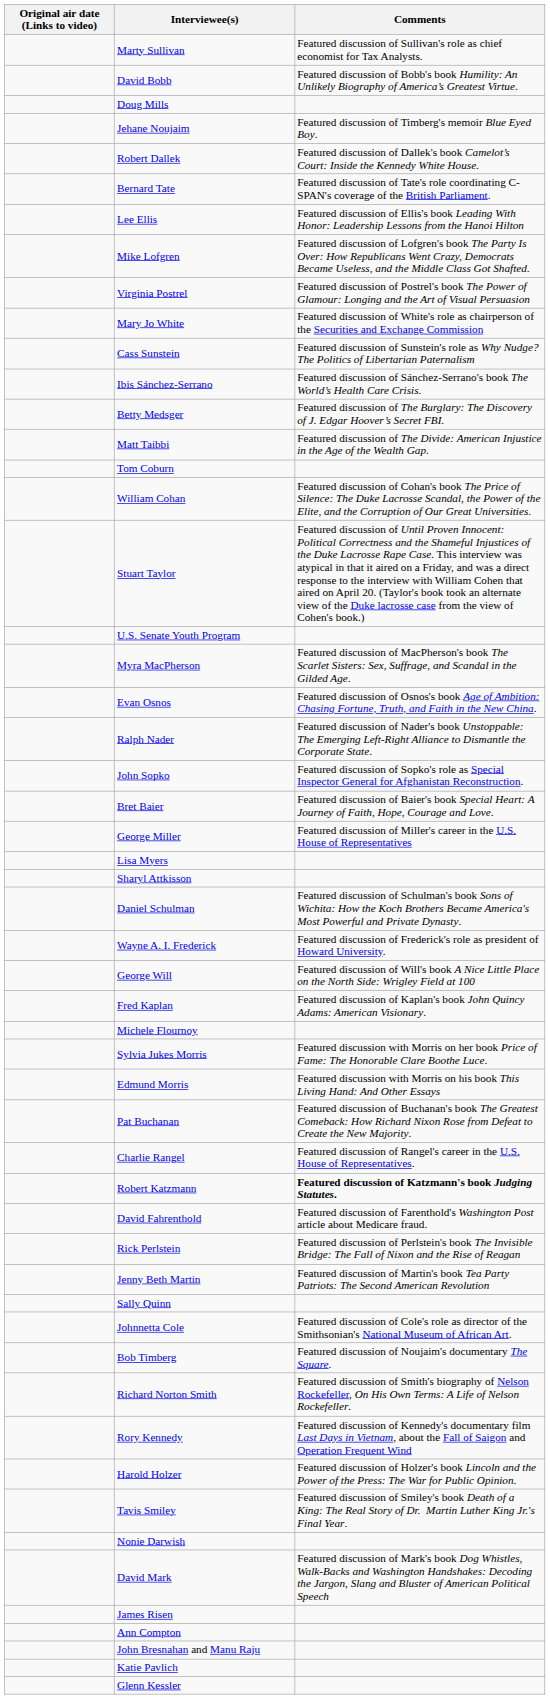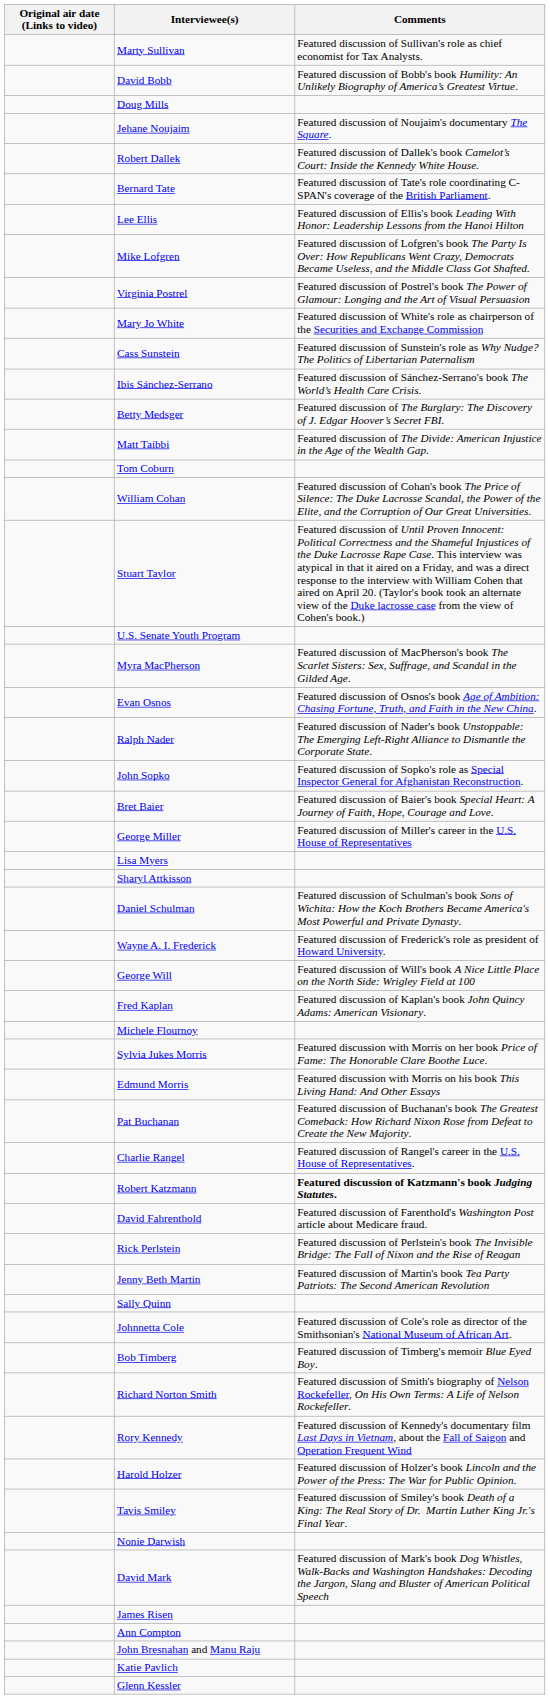(414, 128) Featured discussion of Timberg's memoir Blue Eyed Boy. -> (412, 128) Featured discussion of Noujaim's documentary The Square.
(412, 1357) Featured discussion of Noujaim's documentary The Square. -> (414, 1357) Featured discussion of Timberg's memoir Blue Eyed Boy.
